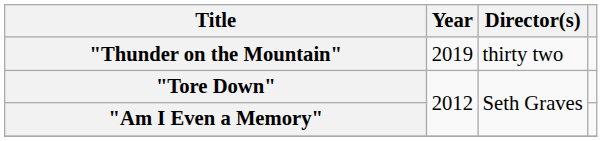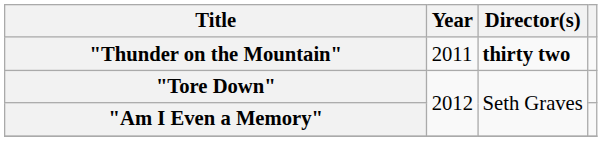(452, 53) 2019 -> (452, 53) 2011
(523, 53) normal -> (526, 53) bold
